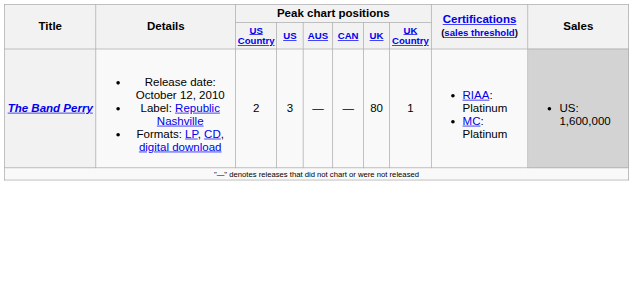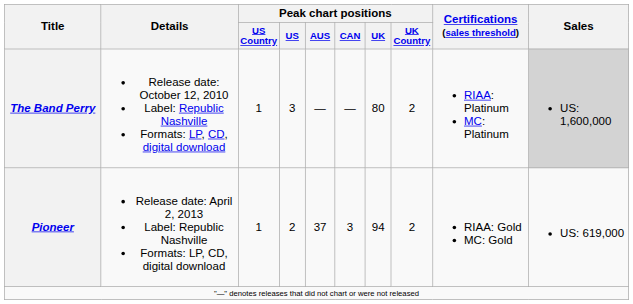(256, 108) 2 -> (259, 108) 1
(410, 108) 1 -> (412, 108) 2
+ row: (53, 227)
